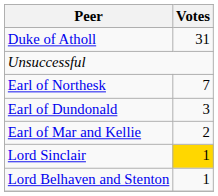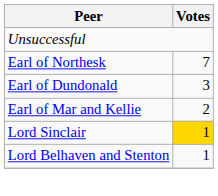- row: (52, 39)
